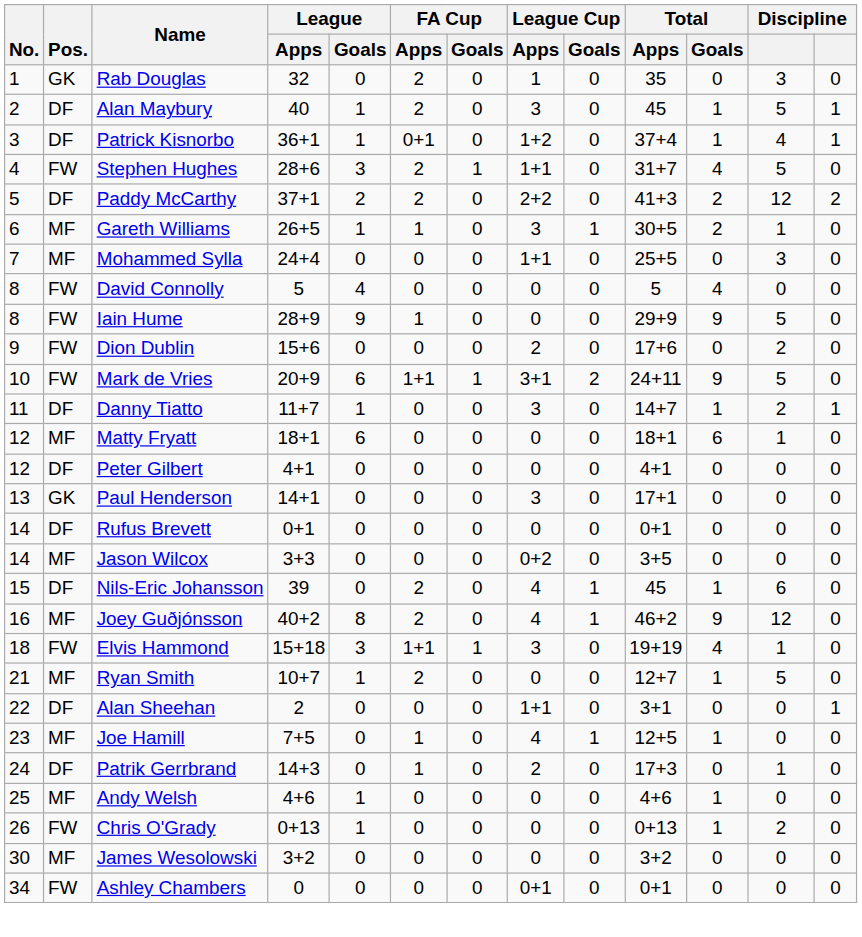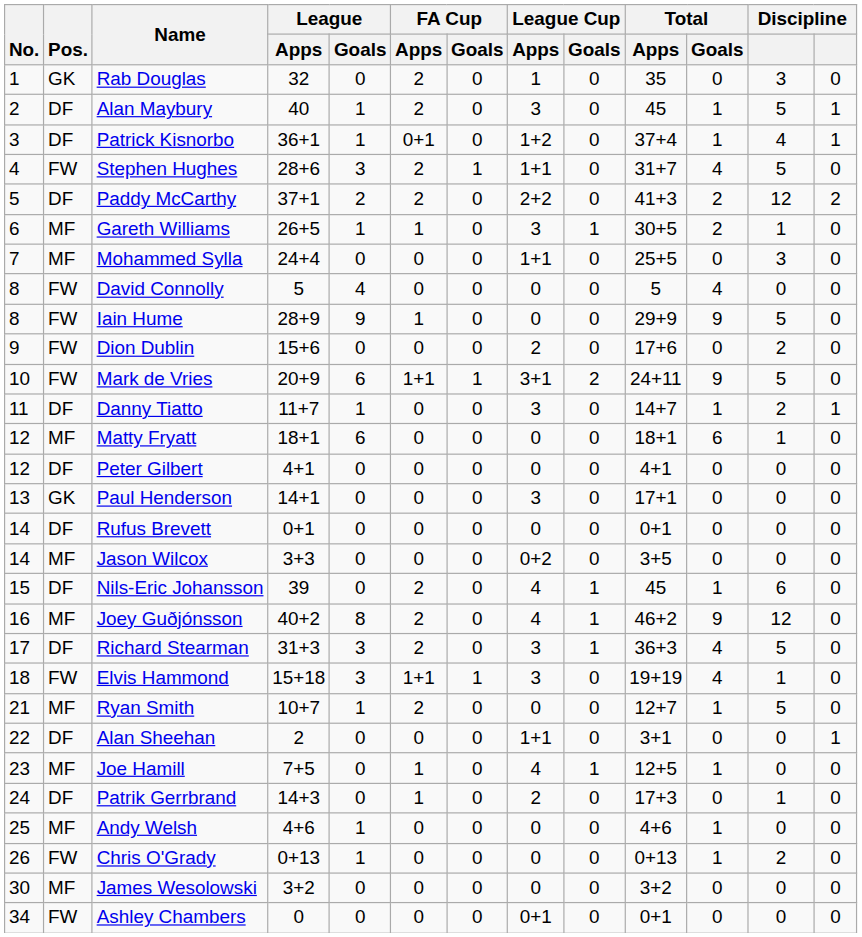+ row: (173, 648)
